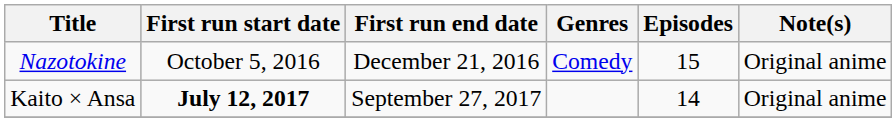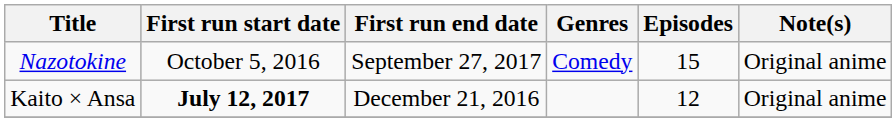(446, 60) December 21, 2016 -> (446, 60) September 27, 2017
(446, 98) September 27, 2017 -> (446, 98) December 21, 2016
(688, 98) 14 -> (688, 98) 12
